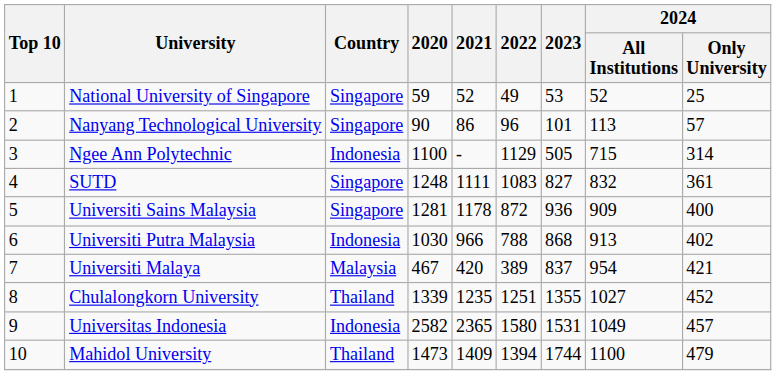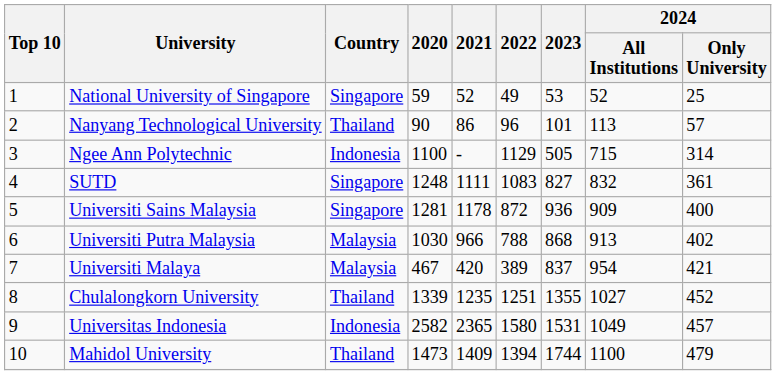(367, 125) Singapore -> (362, 125) Thailand
(365, 239) Indonesia -> (363, 239) Malaysia
